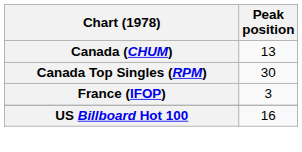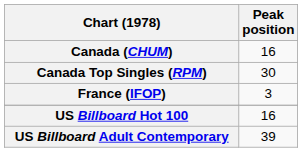(268, 51) 13 -> (268, 51) 16
+ row: (122, 136)
